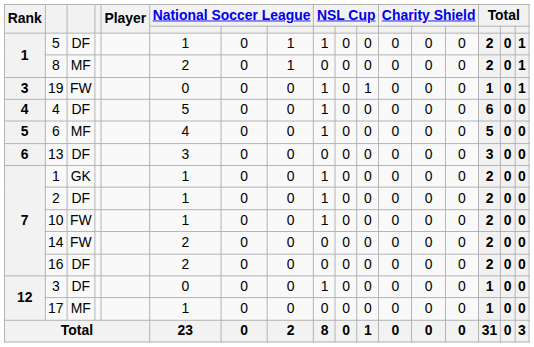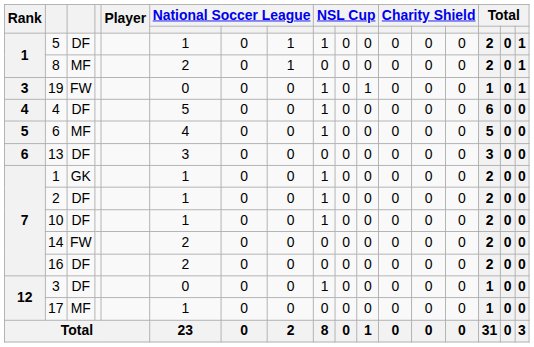(81, 220) FW -> (81, 220) DF
